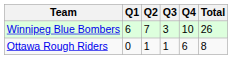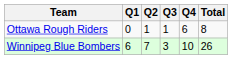rows swapped: (57, 46) <-> (63, 29)
